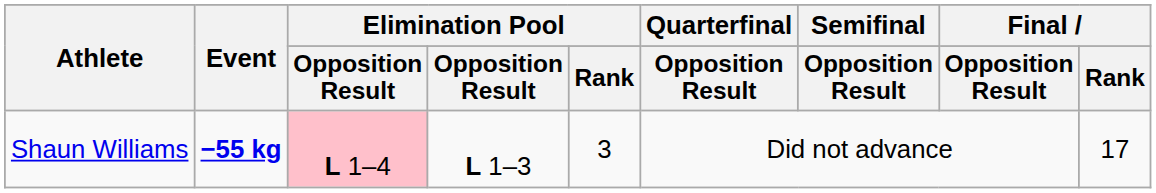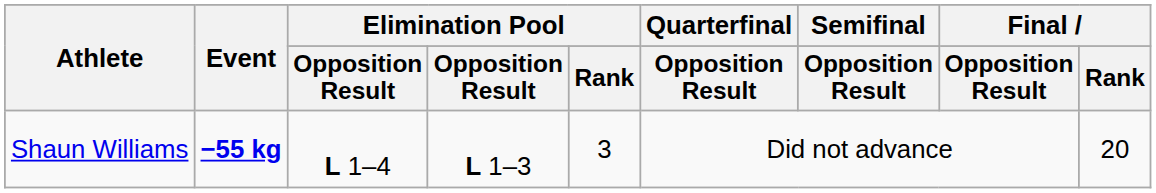(358, 167) pink background -> (358, 167) no background
(1115, 149) 17 -> (1115, 149) 20
